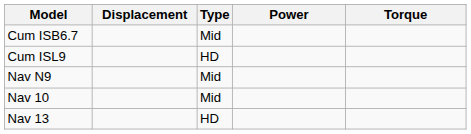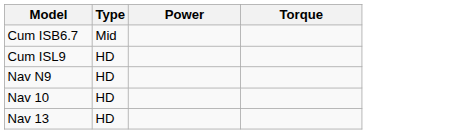- column: (145, 14)
(210, 77) Mid -> (105, 77) HD
(210, 98) Mid -> (105, 98) HD
